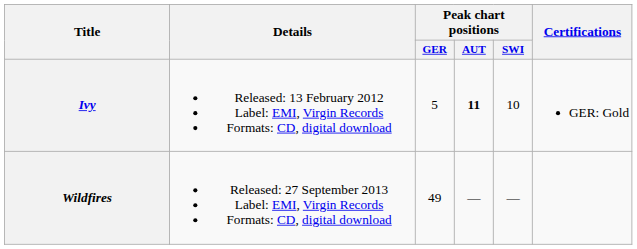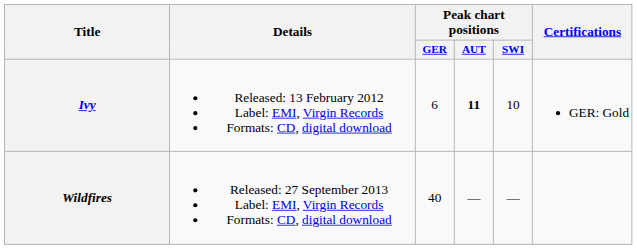(435, 105) 5 -> (435, 105) 6
(435, 197) 49 -> (435, 197) 40
